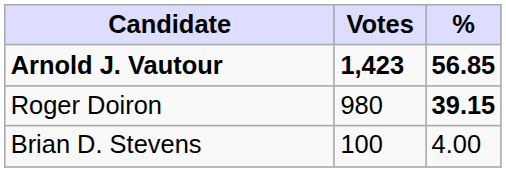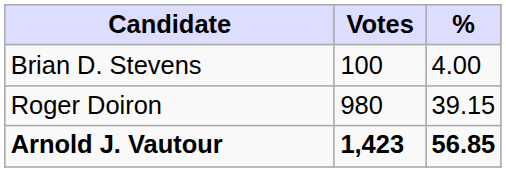rows swapped: (117, 65) <-> (106, 145)
(463, 105) bold -> (463, 105) normal
